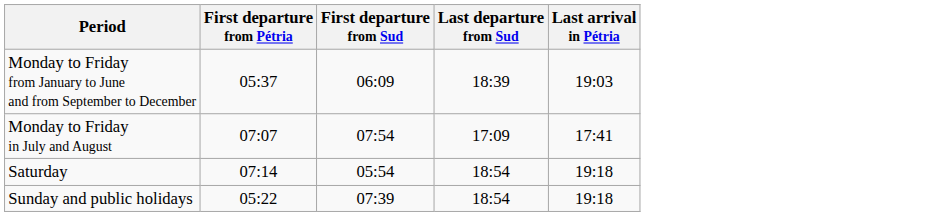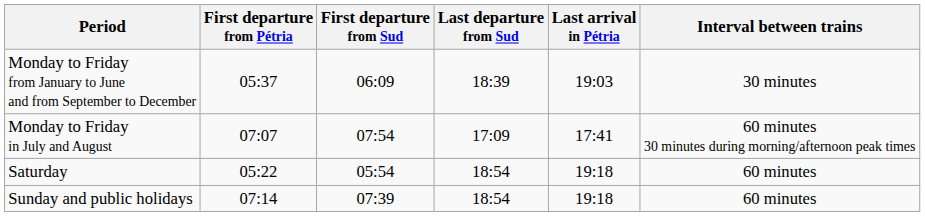+ column: (780, 27)
(258, 171) 07:14 -> (258, 171) 05:22
(258, 198) 05:22 -> (258, 198) 07:14
